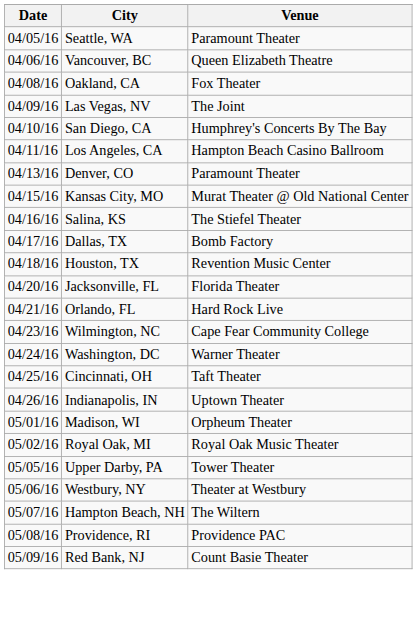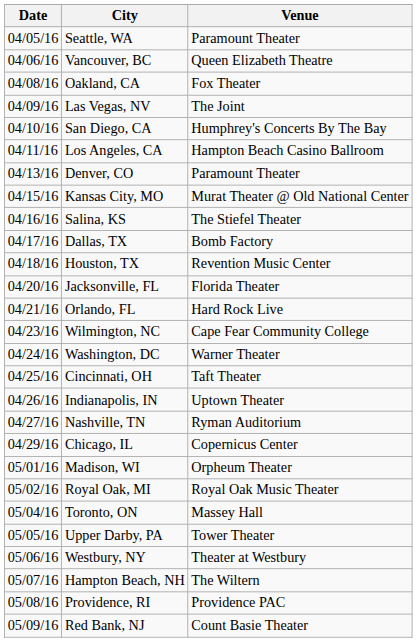+ row: (105, 422)
+ row: (99, 444)
+ row: (101, 512)
